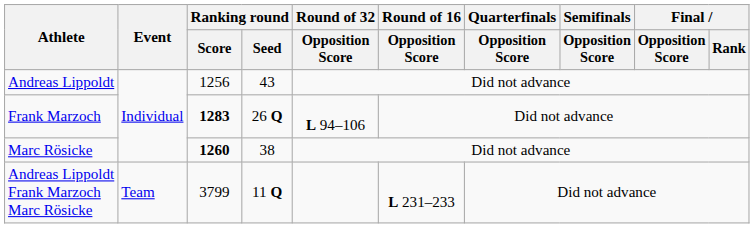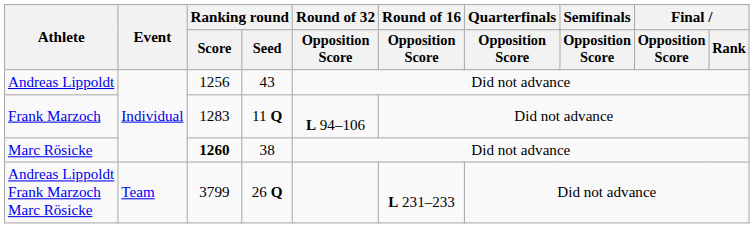(214, 116) bold -> (214, 116) normal
(267, 116) 26 Q -> (267, 116) 11 Q
(267, 193) 11 Q -> (267, 193) 26 Q
